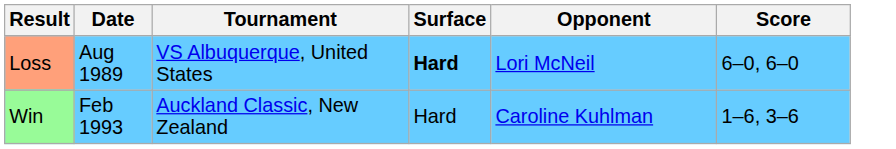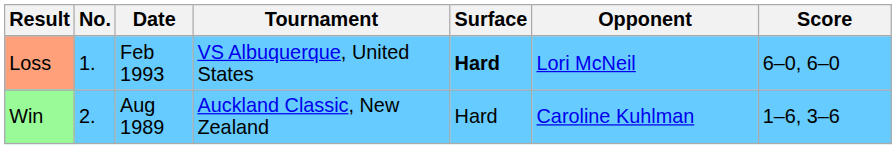+ column: (95, 20)
(101, 62) Aug 1989 -> (142, 62) Feb 1993
(101, 116) Feb 1993 -> (142, 116) Aug 1989
